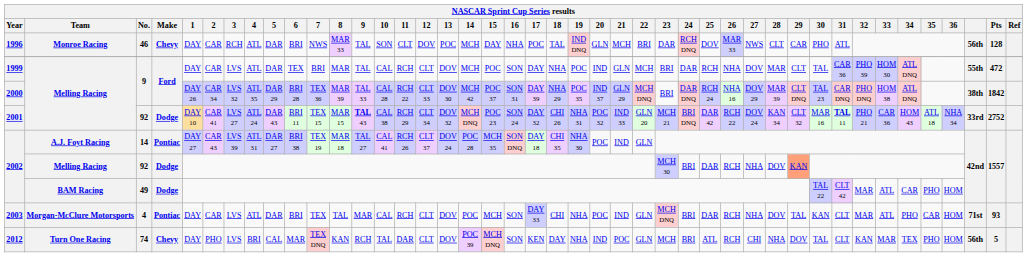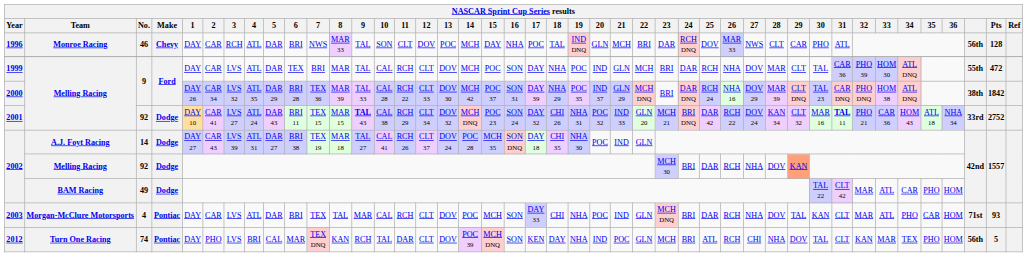(167, 142) Pontiac -> (167, 142) Dodge
(167, 239) Chevy -> (167, 239) Pontiac
